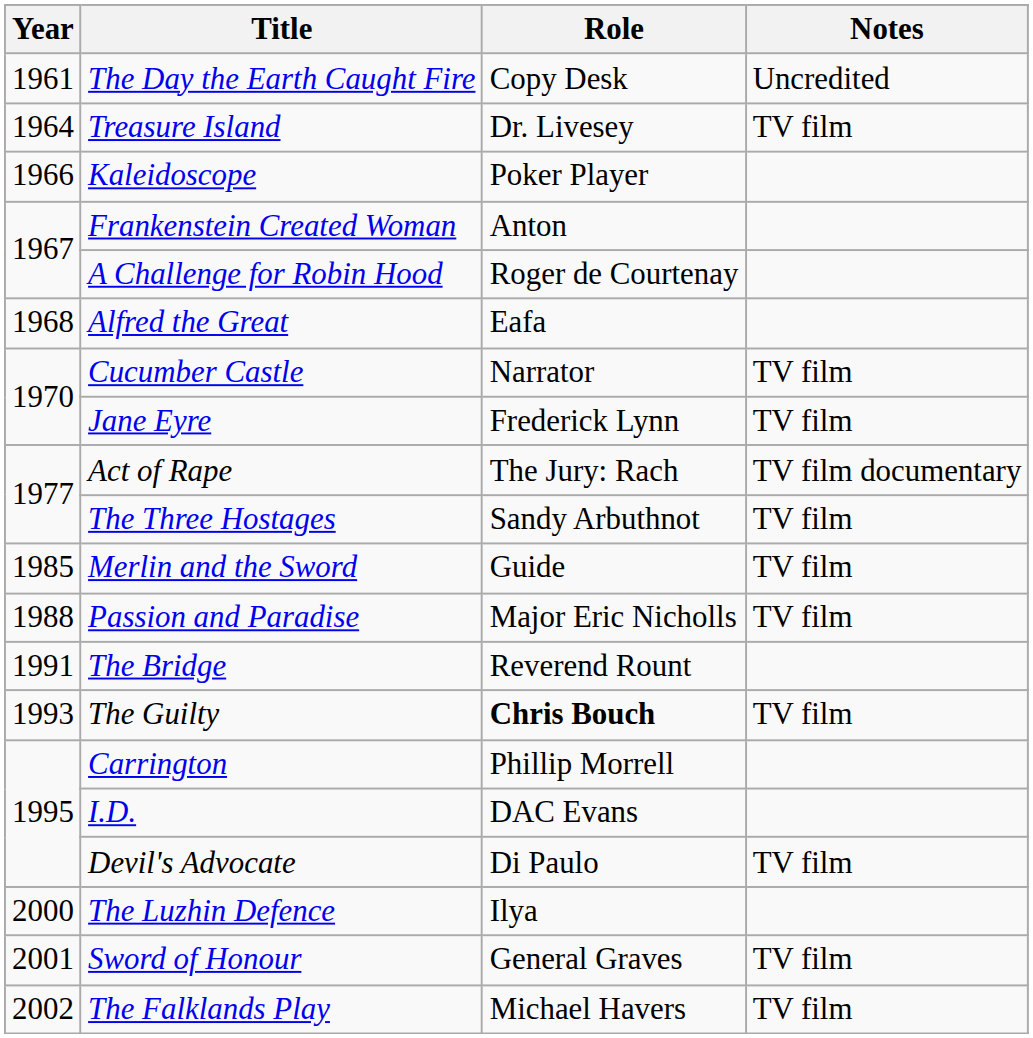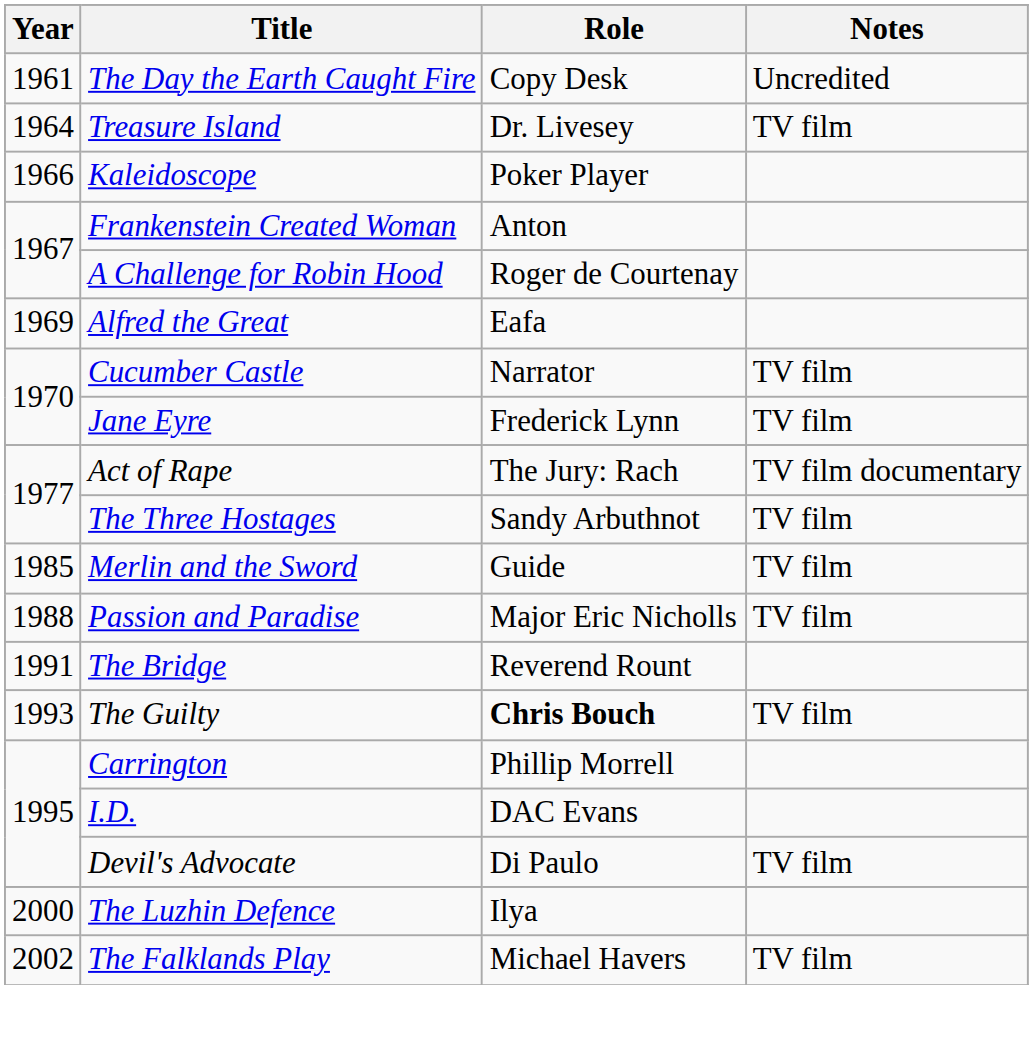(43, 322) 1968 -> (43, 322) 1969
- row: (195, 959)
